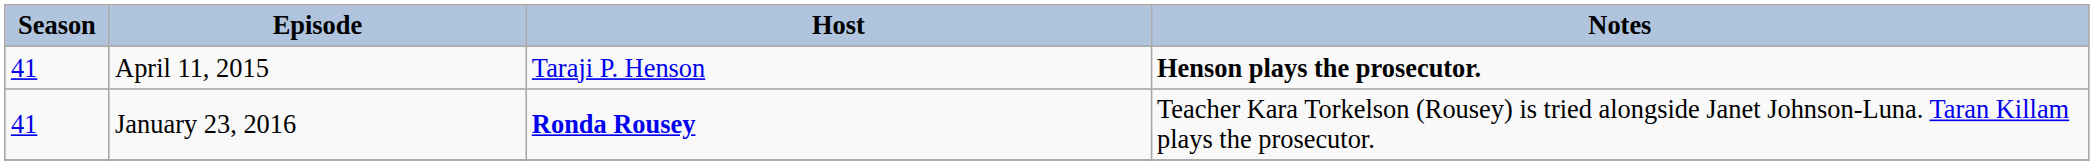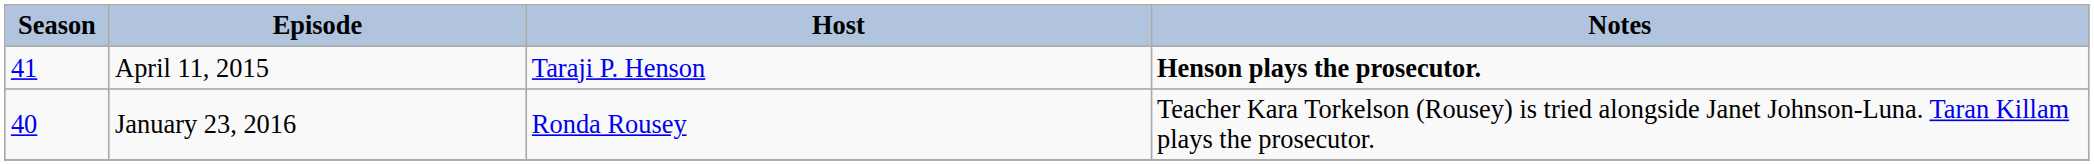(24, 124) 41 -> (24, 124) 40
(614, 124) bold -> (609, 124) normal
